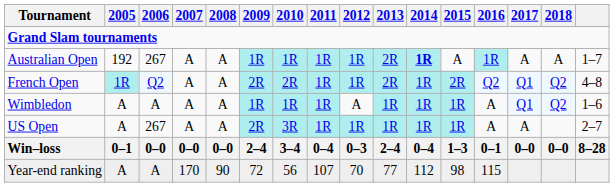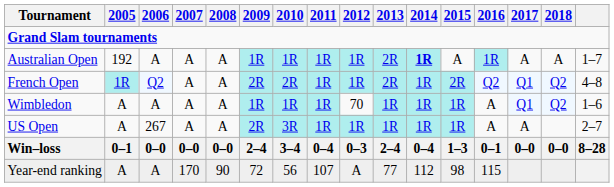(155, 59) 267 -> (155, 59) A
(357, 103) A -> (357, 103) 70
(357, 170) 70 -> (357, 170) A
